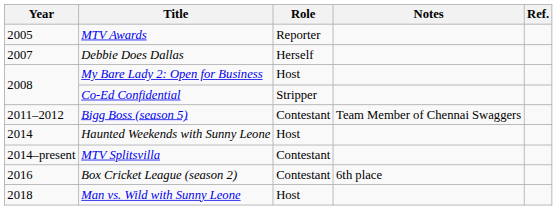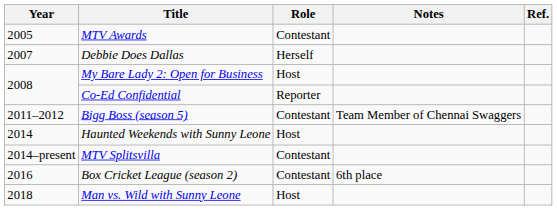(298, 34) Reporter -> (303, 34) Contestant
(297, 94) Stripper -> (298, 94) Reporter
